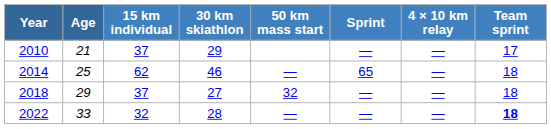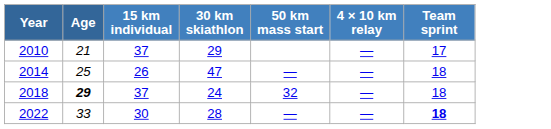- column: (366, 22)
(141, 72) 62 -> (141, 72) 26
(215, 72) 46 -> (215, 72) 47
(83, 93) normal -> (83, 93) bold
(215, 93) 27 -> (215, 93) 24
(141, 114) 32 -> (141, 114) 30
